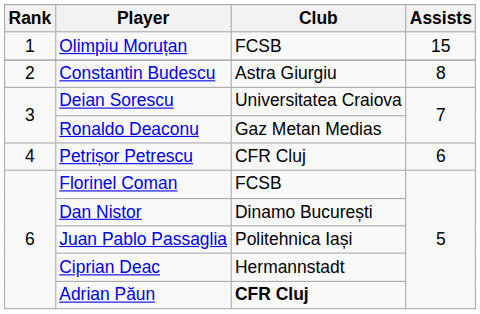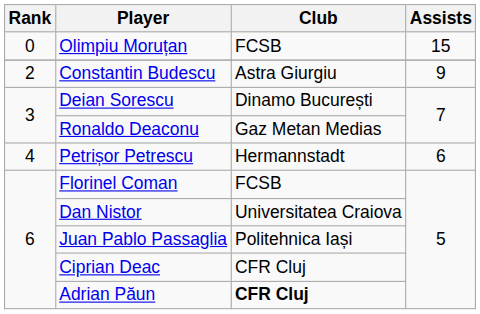(30, 45) 1 -> (30, 45) 0
(441, 73) 8 -> (441, 73) 9
(318, 101) Universitatea Craiova -> (304, 101) Dinamo București
(270, 156) CFR Cluj -> (290, 156) Hermannstadt
(304, 211) Dinamo București -> (318, 211) Universitatea Craiova
(290, 267) Hermannstadt -> (270, 267) CFR Cluj
